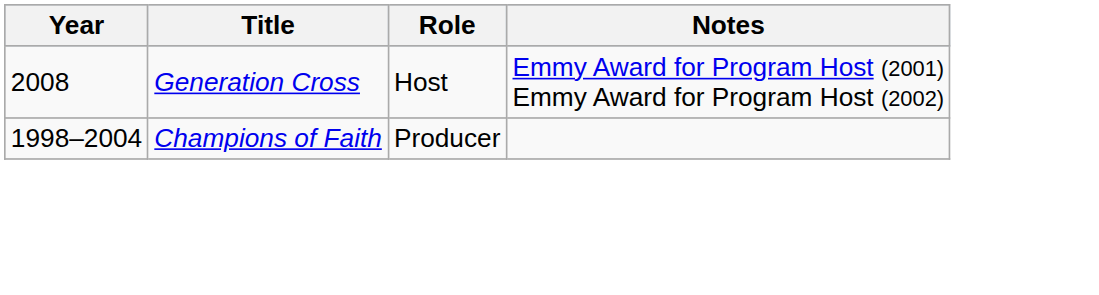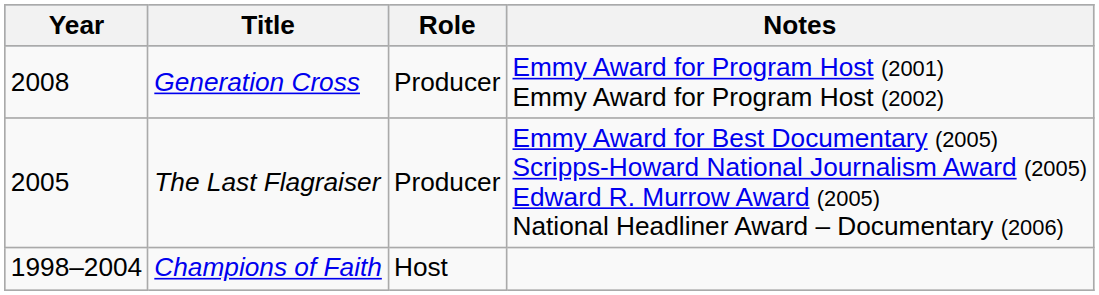(421, 81) Host -> (447, 81) Producer
+ row: (267, 182)
(447, 138) Producer -> (421, 268) Host
